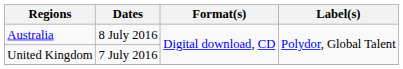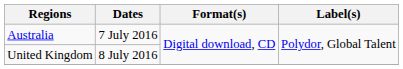(128, 34) 8 July 2016 -> (128, 34) 7 July 2016
(128, 54) 7 July 2016 -> (128, 54) 8 July 2016
